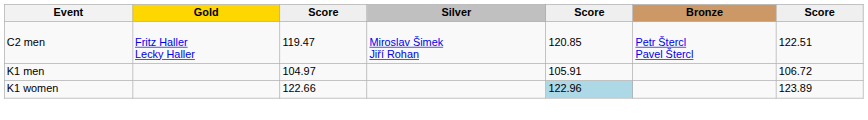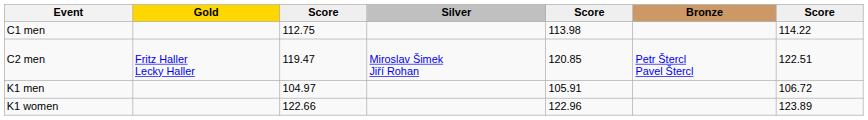+ row: (26, 30)
(565, 89) lightblue background -> (565, 106) no background
